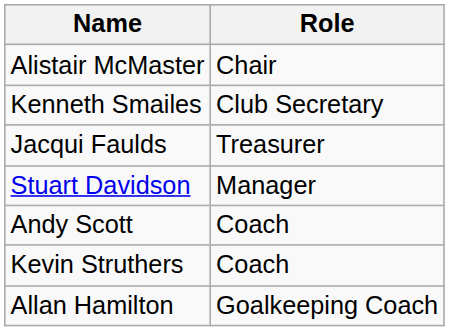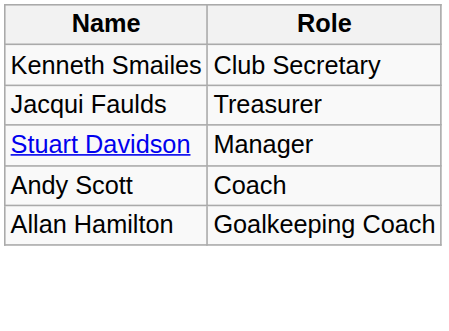- row: (108, 64)
- row: (97, 265)
